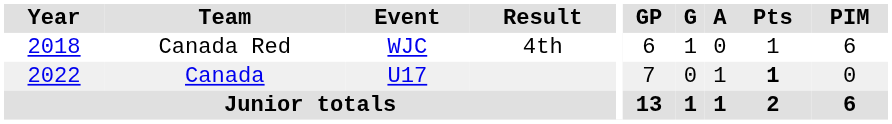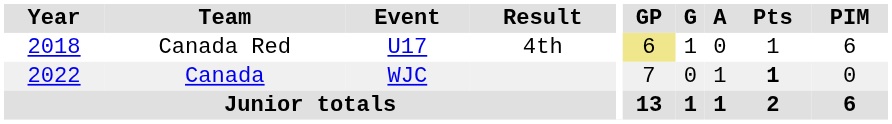(407, 47) WJC -> (407, 47) U17
(649, 47) no background -> (649, 47) khaki background
(407, 76) U17 -> (407, 76) WJC
